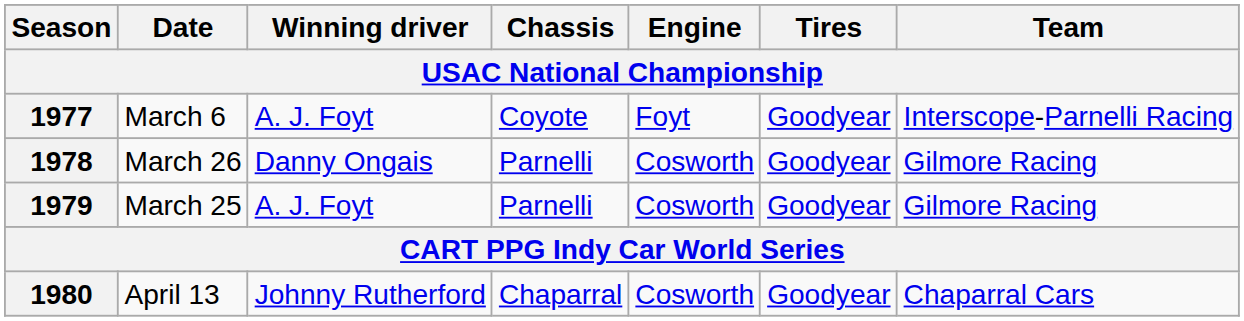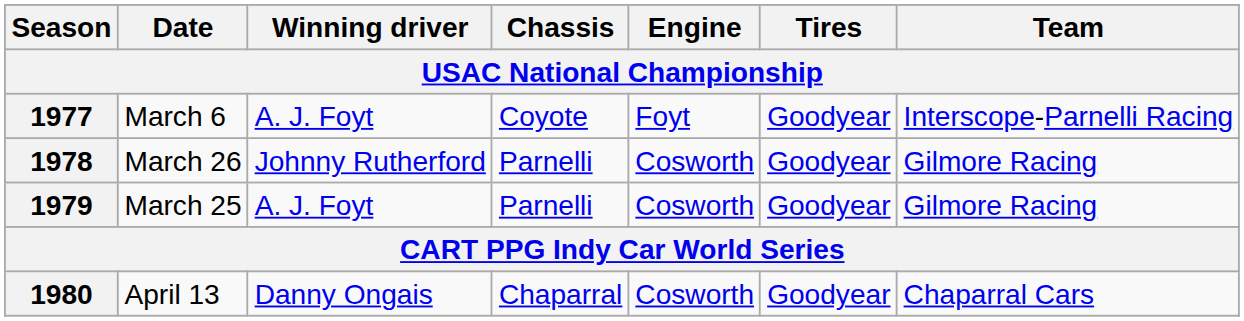(344, 161) Danny Ongais -> (370, 161) Johnny Rutherford
(370, 294) Johnny Rutherford -> (344, 294) Danny Ongais
